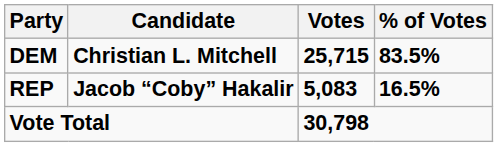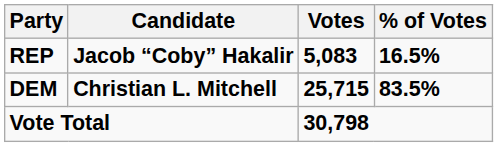rows swapped: (33, 55) <-> (32, 89)
